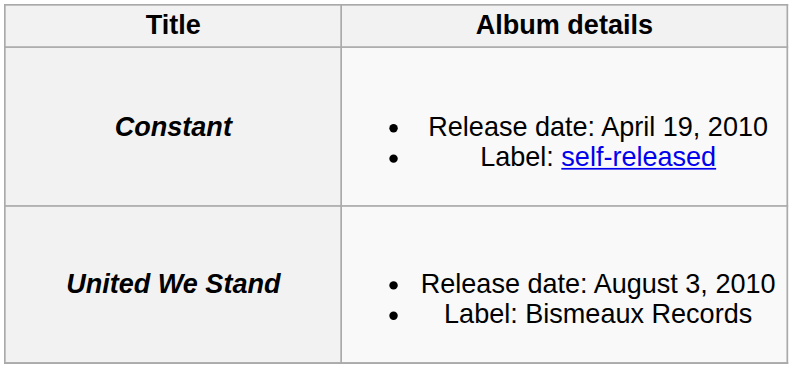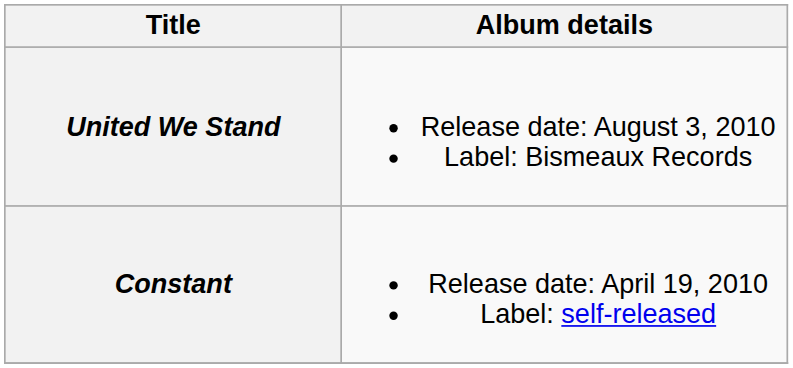rows swapped: (173, 126) <-> (173, 284)
